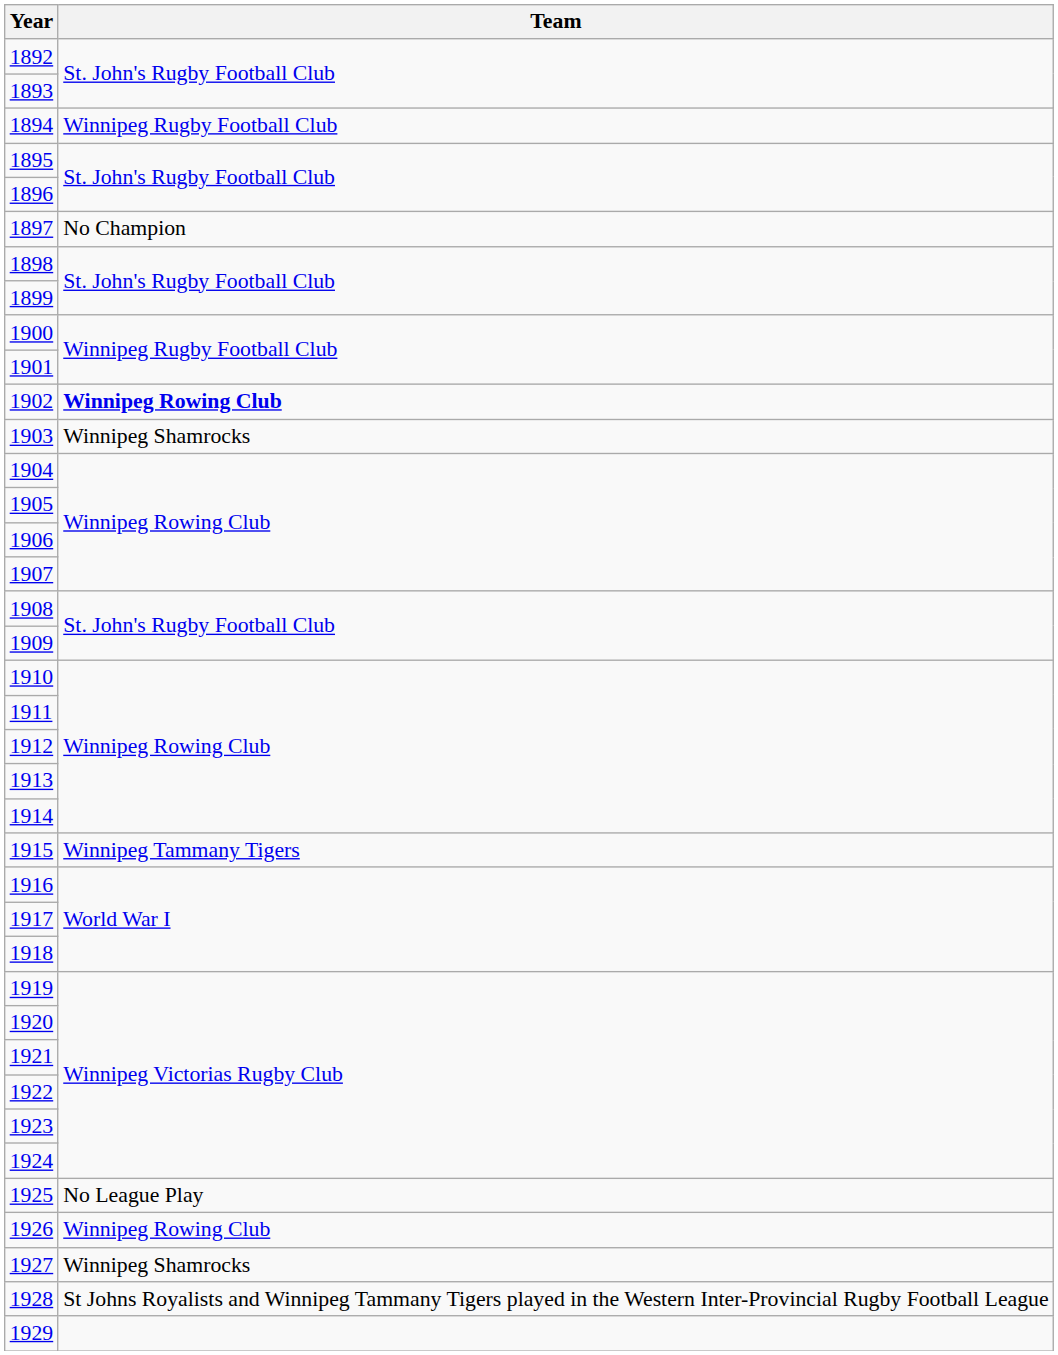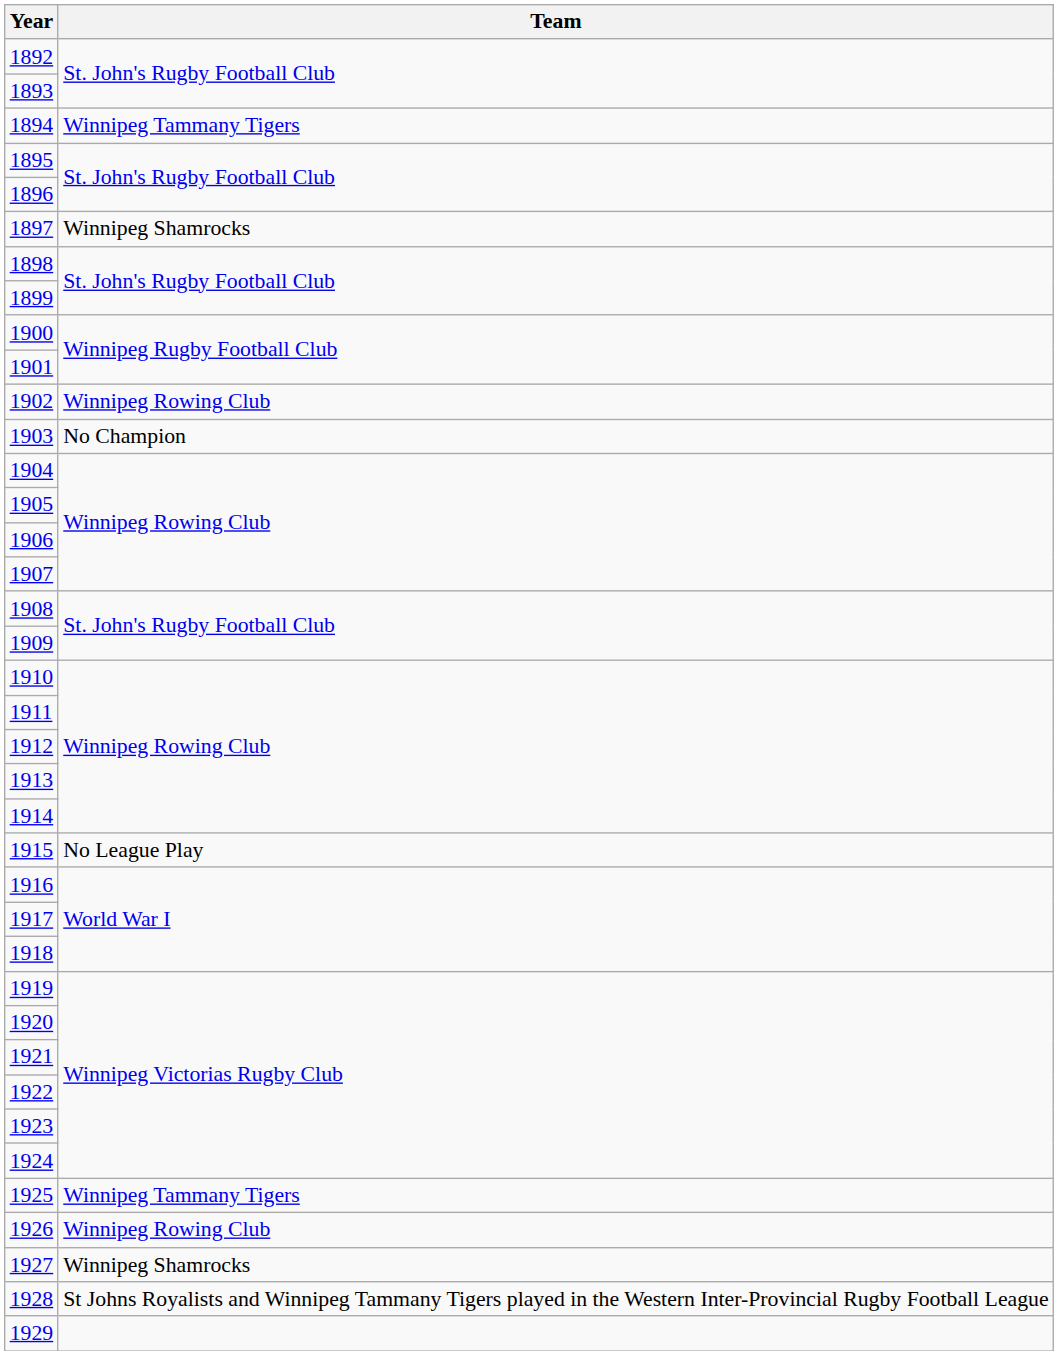(200, 125) Winnipeg Rugby Football Club -> (182, 125) Winnipeg Tammany Tigers
(125, 228) No Champion -> (157, 228) Winnipeg Shamrocks
(172, 401) bold -> (167, 401) normal
(157, 435) Winnipeg Shamrocks -> (125, 435) No Champion
(182, 849) Winnipeg Tammany Tigers -> (133, 849) No League Play
(133, 1195) No League Play -> (182, 1195) Winnipeg Tammany Tigers
